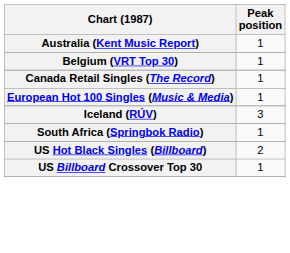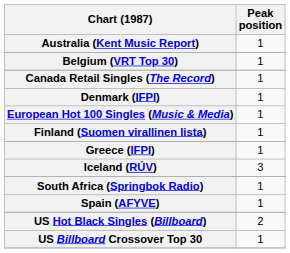+ row: (120, 97)
+ row: (120, 132)
+ row: (120, 150)
+ row: (120, 203)
